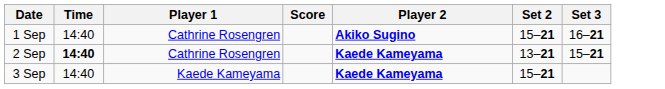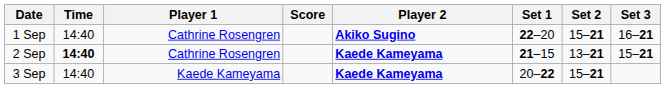+ column: (537, 15)
